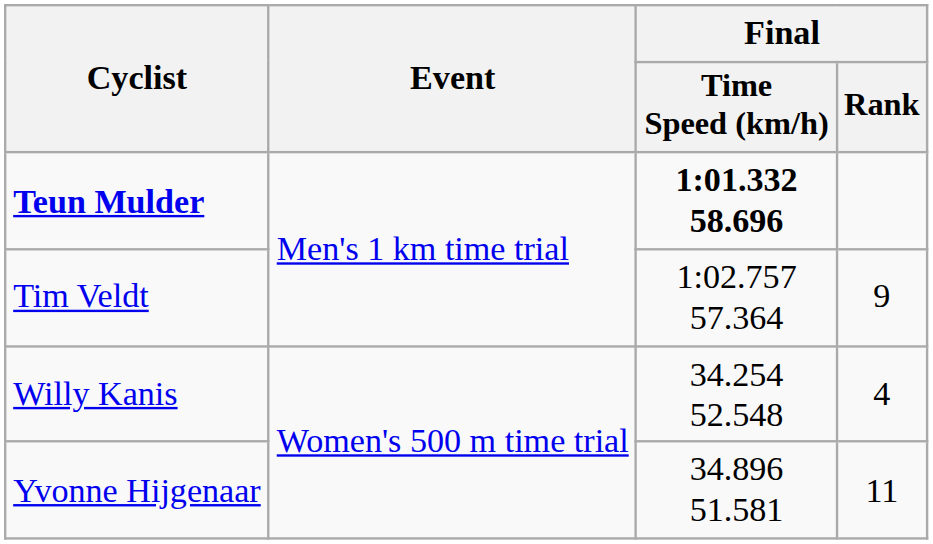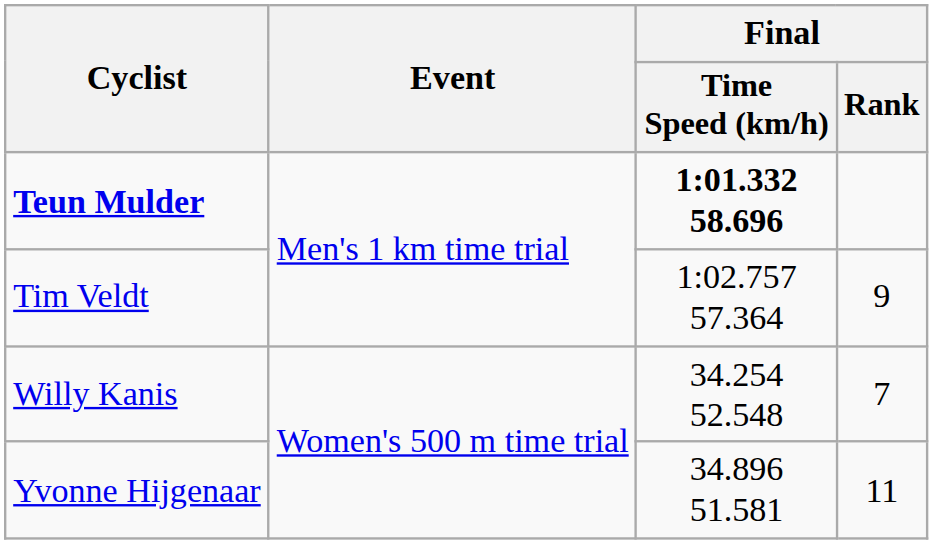(882, 393) 4 -> (882, 393) 7
